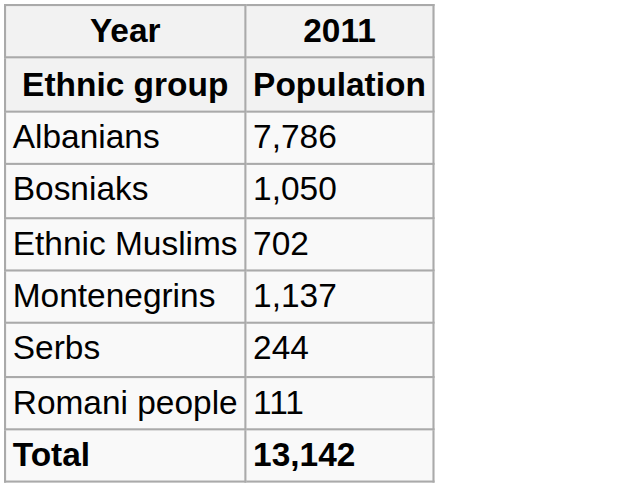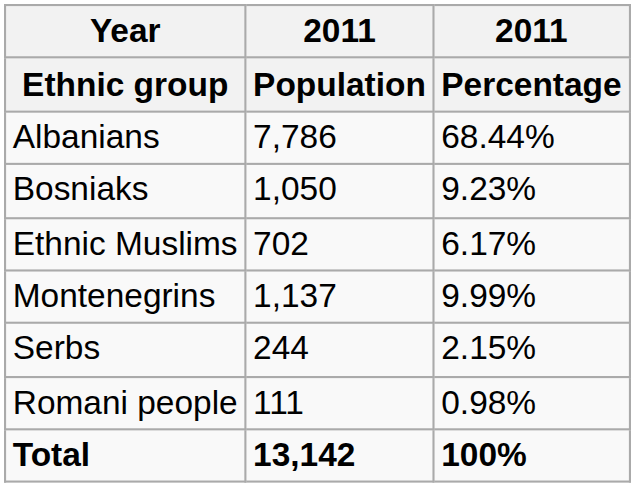+ column: (531, 84)
